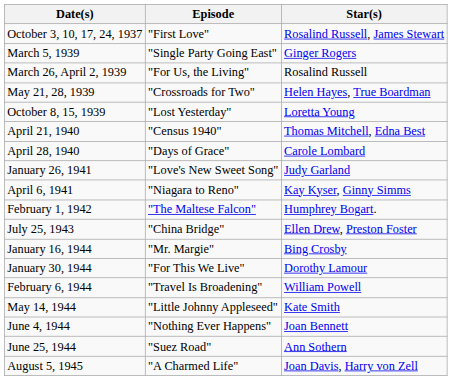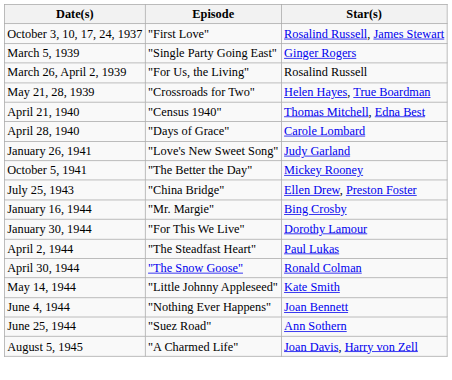- row: (56, 111)
- row: (40, 190)
+ row: (47, 170)
- row: (49, 209)
- row: (49, 287)
+ row: (40, 248)
+ row: (43, 268)
